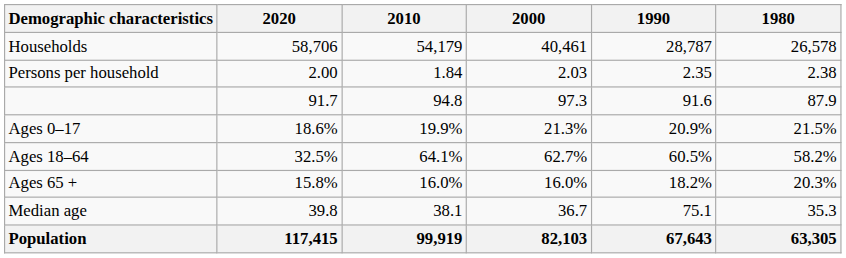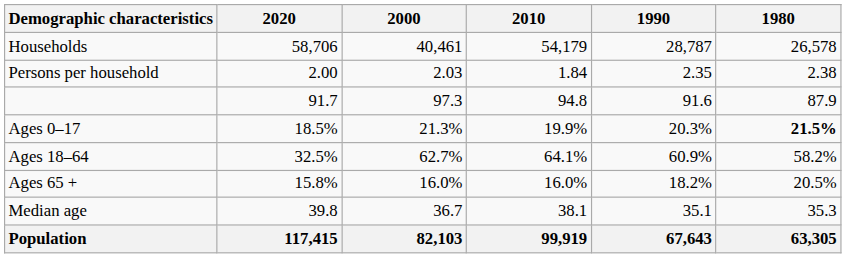columns swapped: (404, 18) <-> (529, 18)
(316, 128) 18.6% -> (316, 128) 18.5%
(690, 128) 20.9% -> (690, 128) 20.3%
(815, 128) normal -> (814, 128) bold
(690, 156) 60.5% -> (690, 156) 60.9%
(815, 183) 20.3% -> (815, 183) 20.5%
(697, 211) 75.1 -> (697, 211) 35.1
